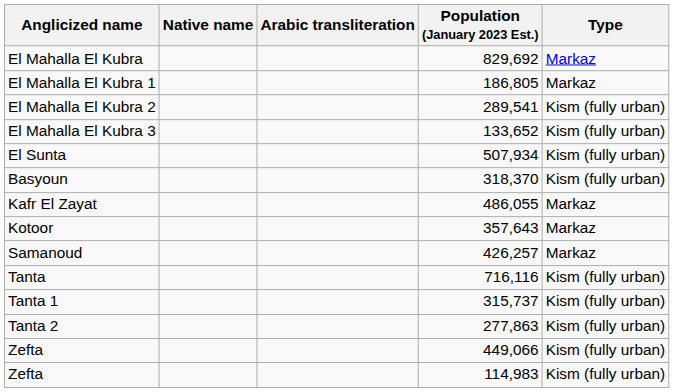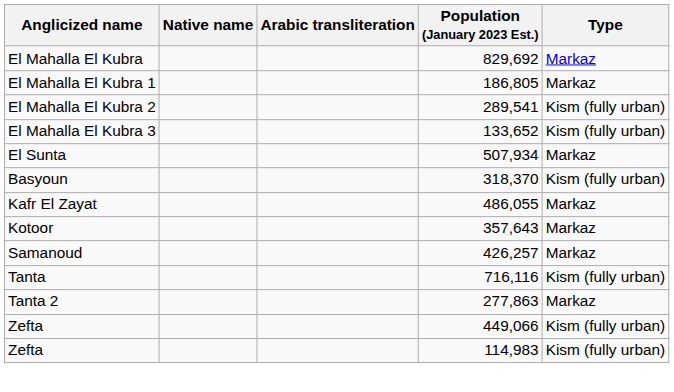(605, 155) Kism (fully urban) -> (571, 155) Markaz
- row: (33, 301)
(605, 326) Kism (fully urban) -> (571, 301) Markaz
